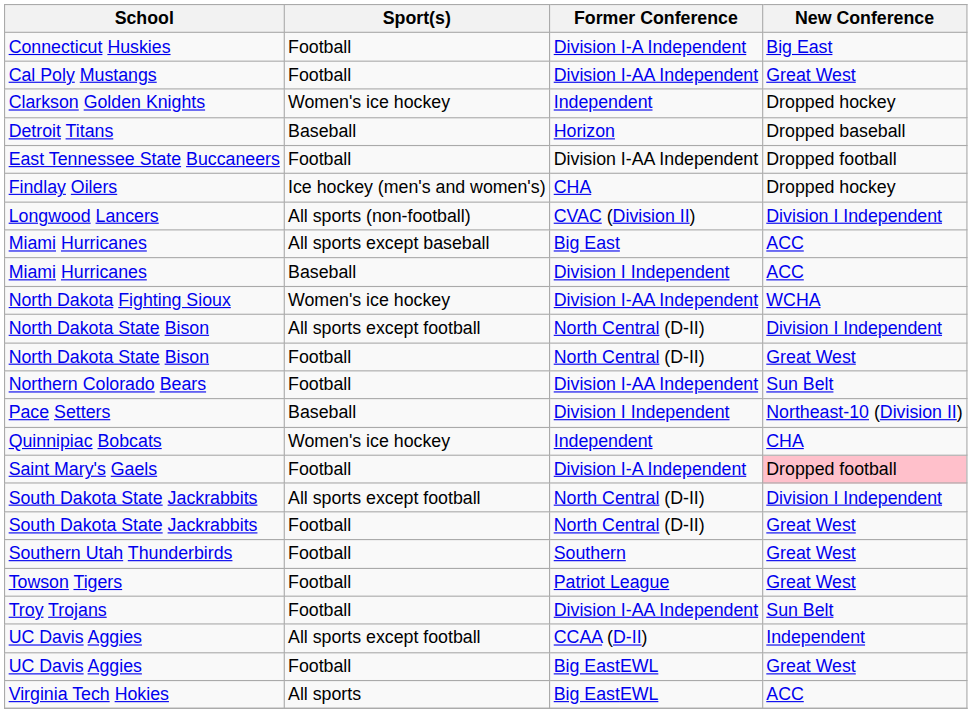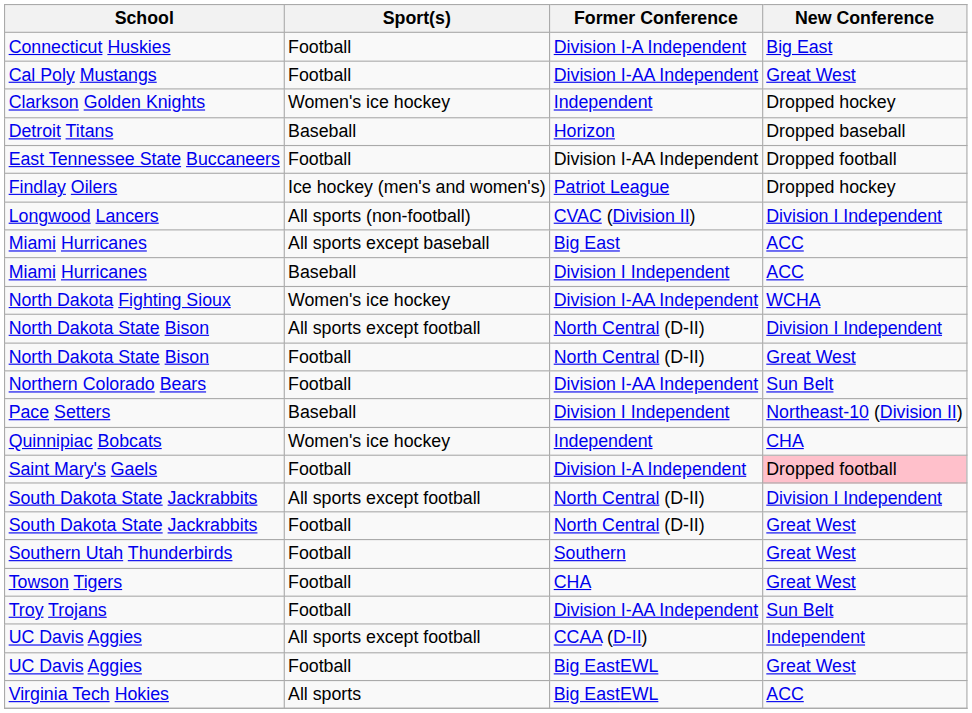(572, 187) CHA -> (611, 187) Patriot League
(611, 581) Patriot League -> (572, 581) CHA
